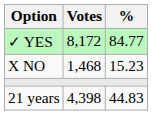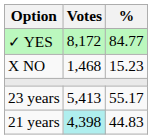+ row: (34, 97)
(84, 97) no background -> (84, 122) paleturquoise background
